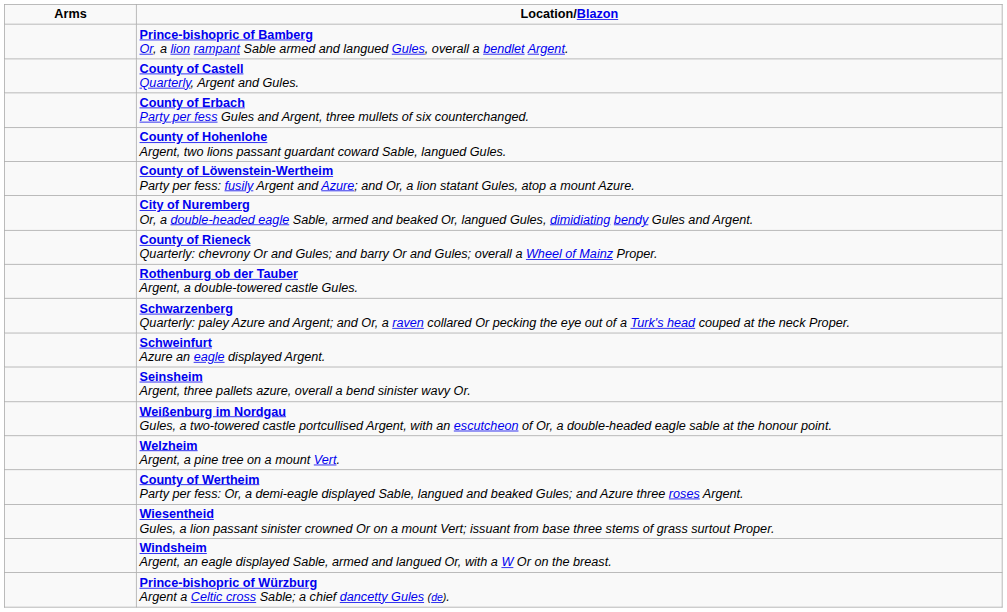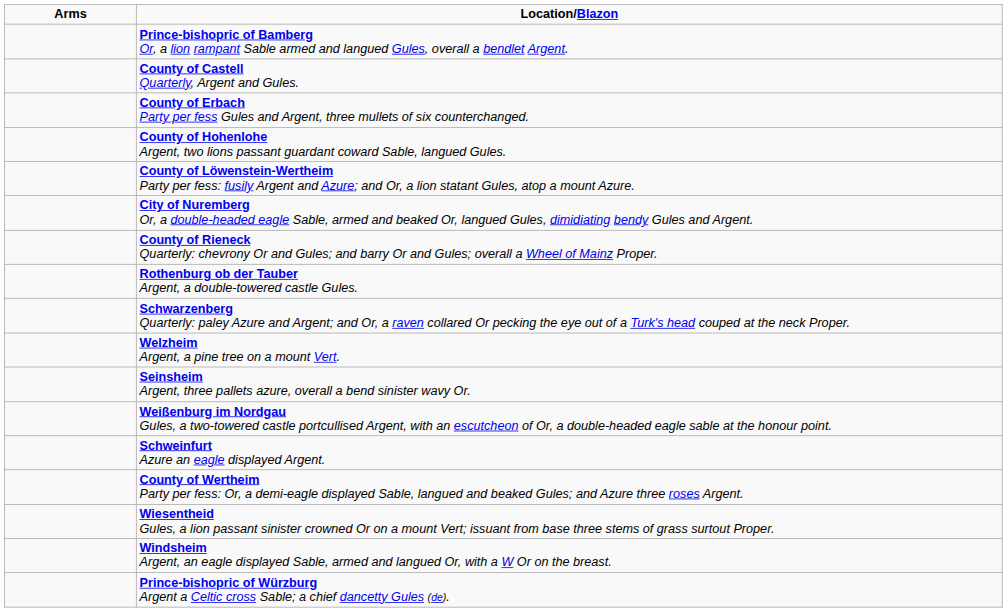rows swapped: (232, 350) <-> (240, 452)
